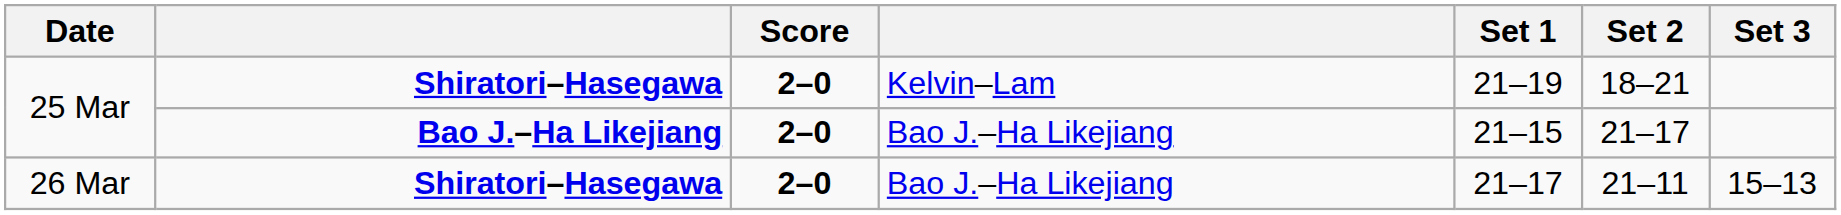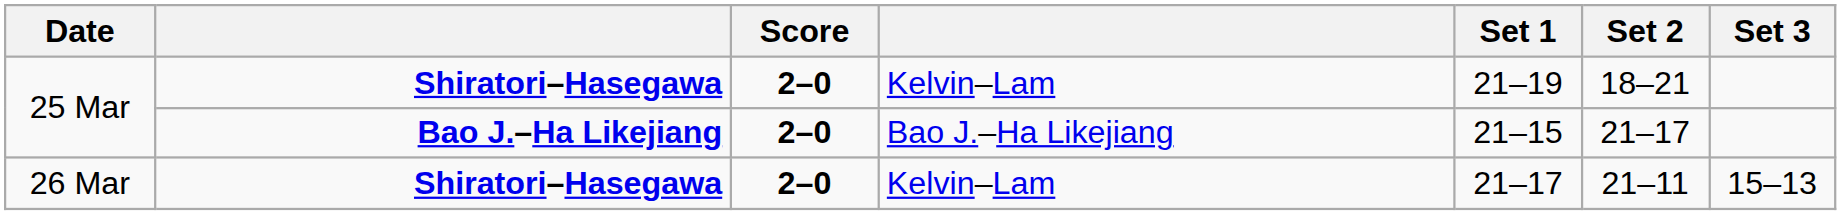(1030, 184) Bao J.–Ha Likejiang -> (971, 184) Kelvin–Lam
